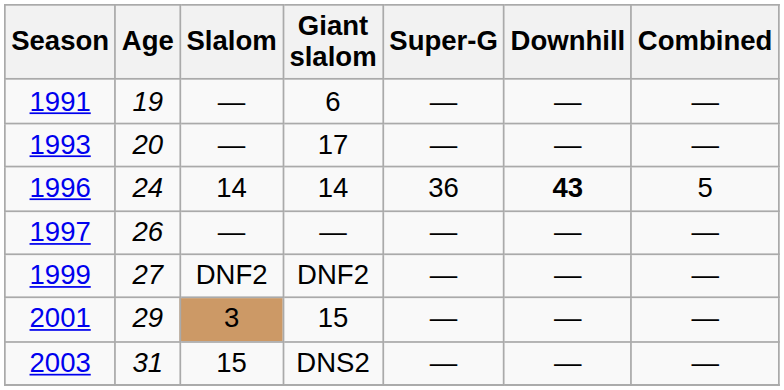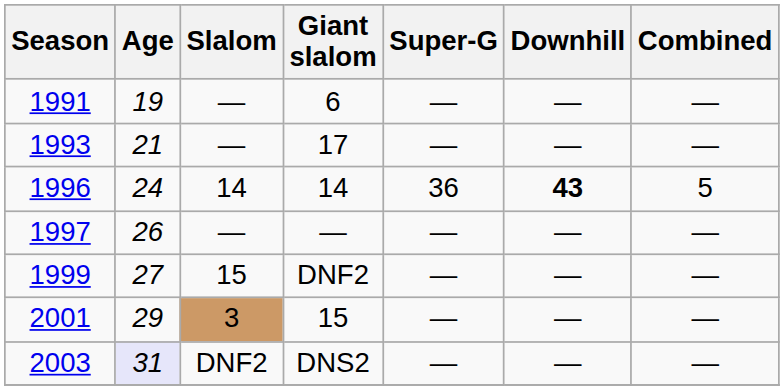(148, 144) 20 -> (148, 144) 21
(232, 275) DNF2 -> (232, 275) 15
(148, 362) no background -> (148, 362) lavender background
(232, 362) 15 -> (232, 362) DNF2
